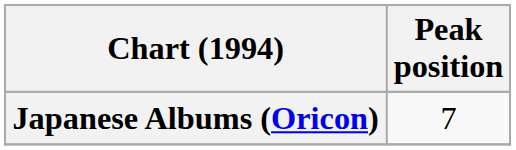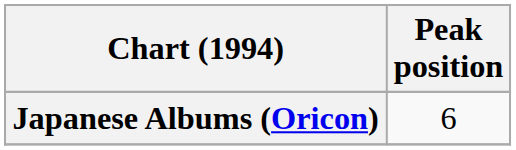(448, 117) 7 -> (448, 117) 6
